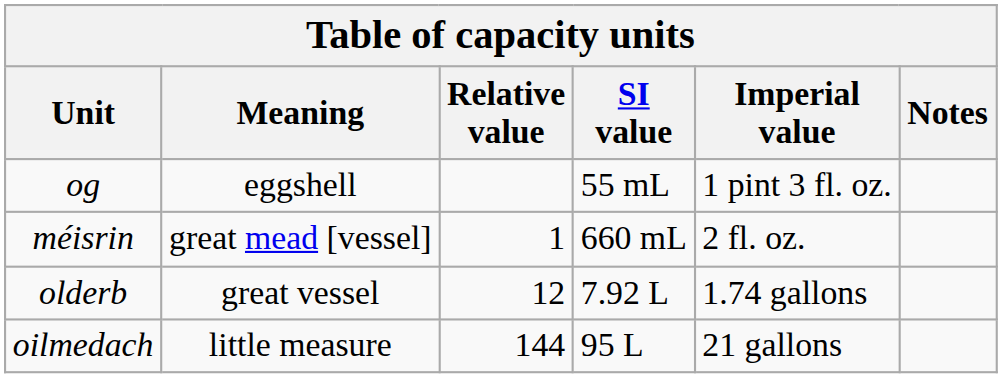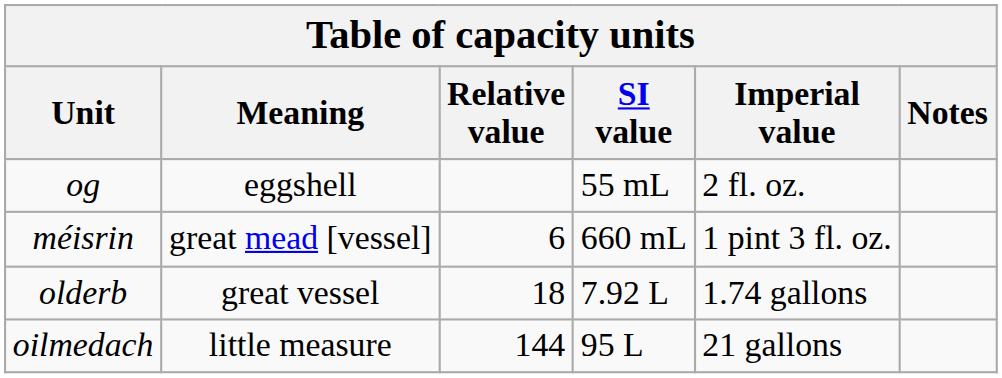(797, 184) 1 pint 3 fl. oz. -> (754, 184) 2 fl. oz.
(557, 238) 1 -> (557, 238) 6
(754, 238) 2 fl. oz. -> (797, 238) 1 pint 3 fl. oz.
(548, 291) 12 -> (548, 291) 18
